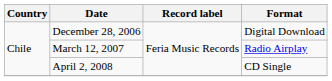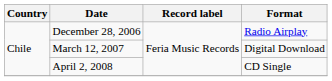(284, 31) Digital Download -> (276, 31) Radio Airplay
(276, 48) Radio Airplay -> (284, 48) Digital Download
